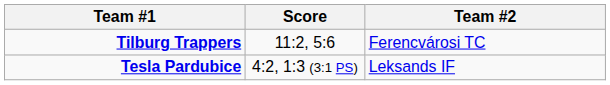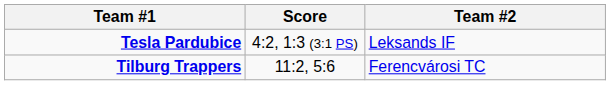rows swapped: (179, 42) <-> (181, 67)
